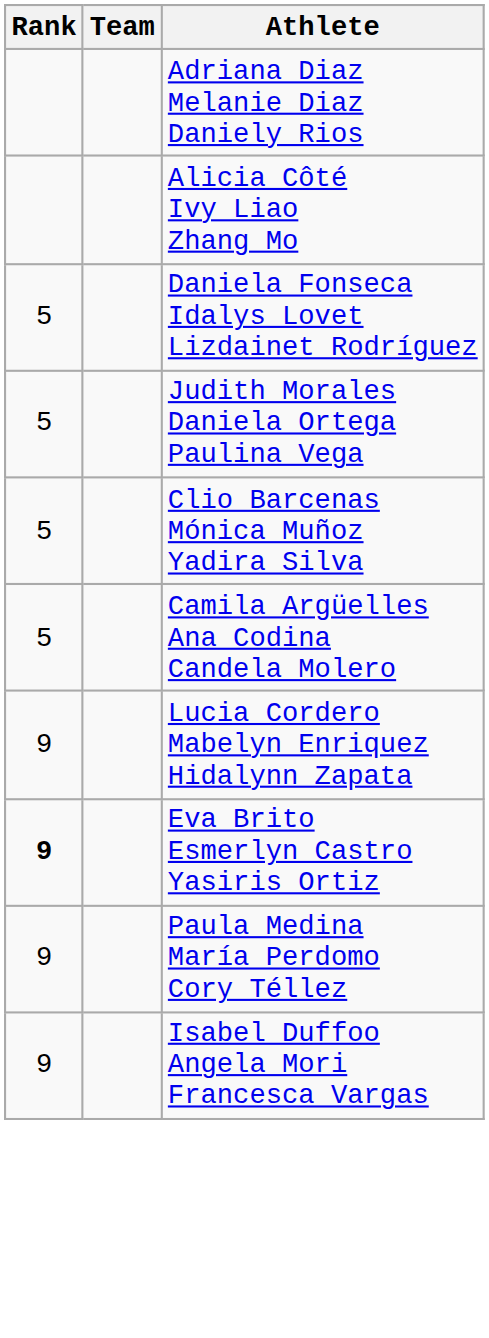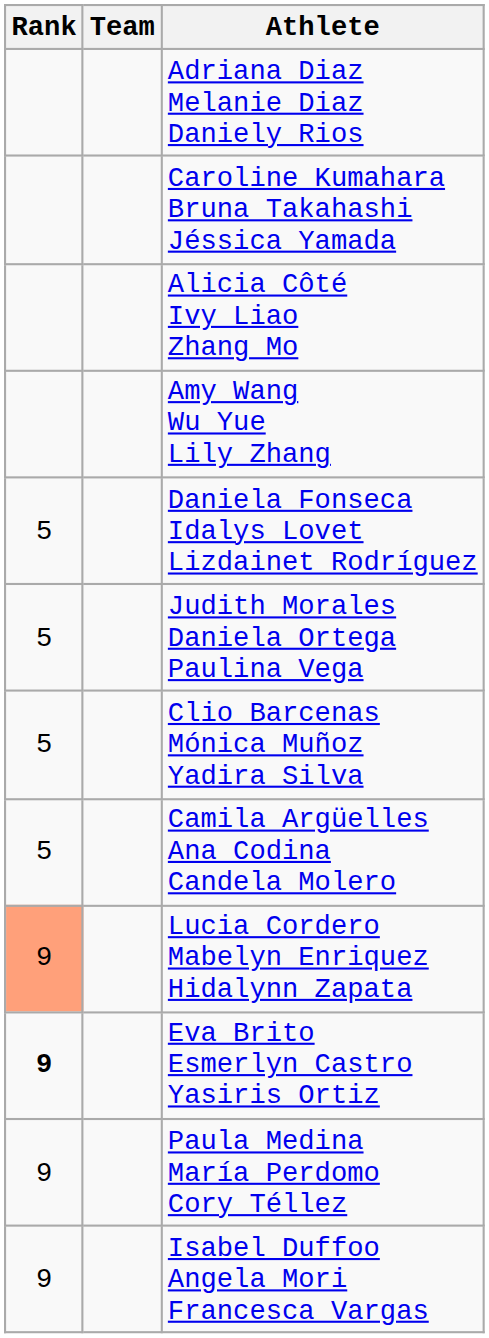+ row: (306, 210)
+ row: (249, 424)
(44, 745) no background -> (44, 959) lightsalmon background
